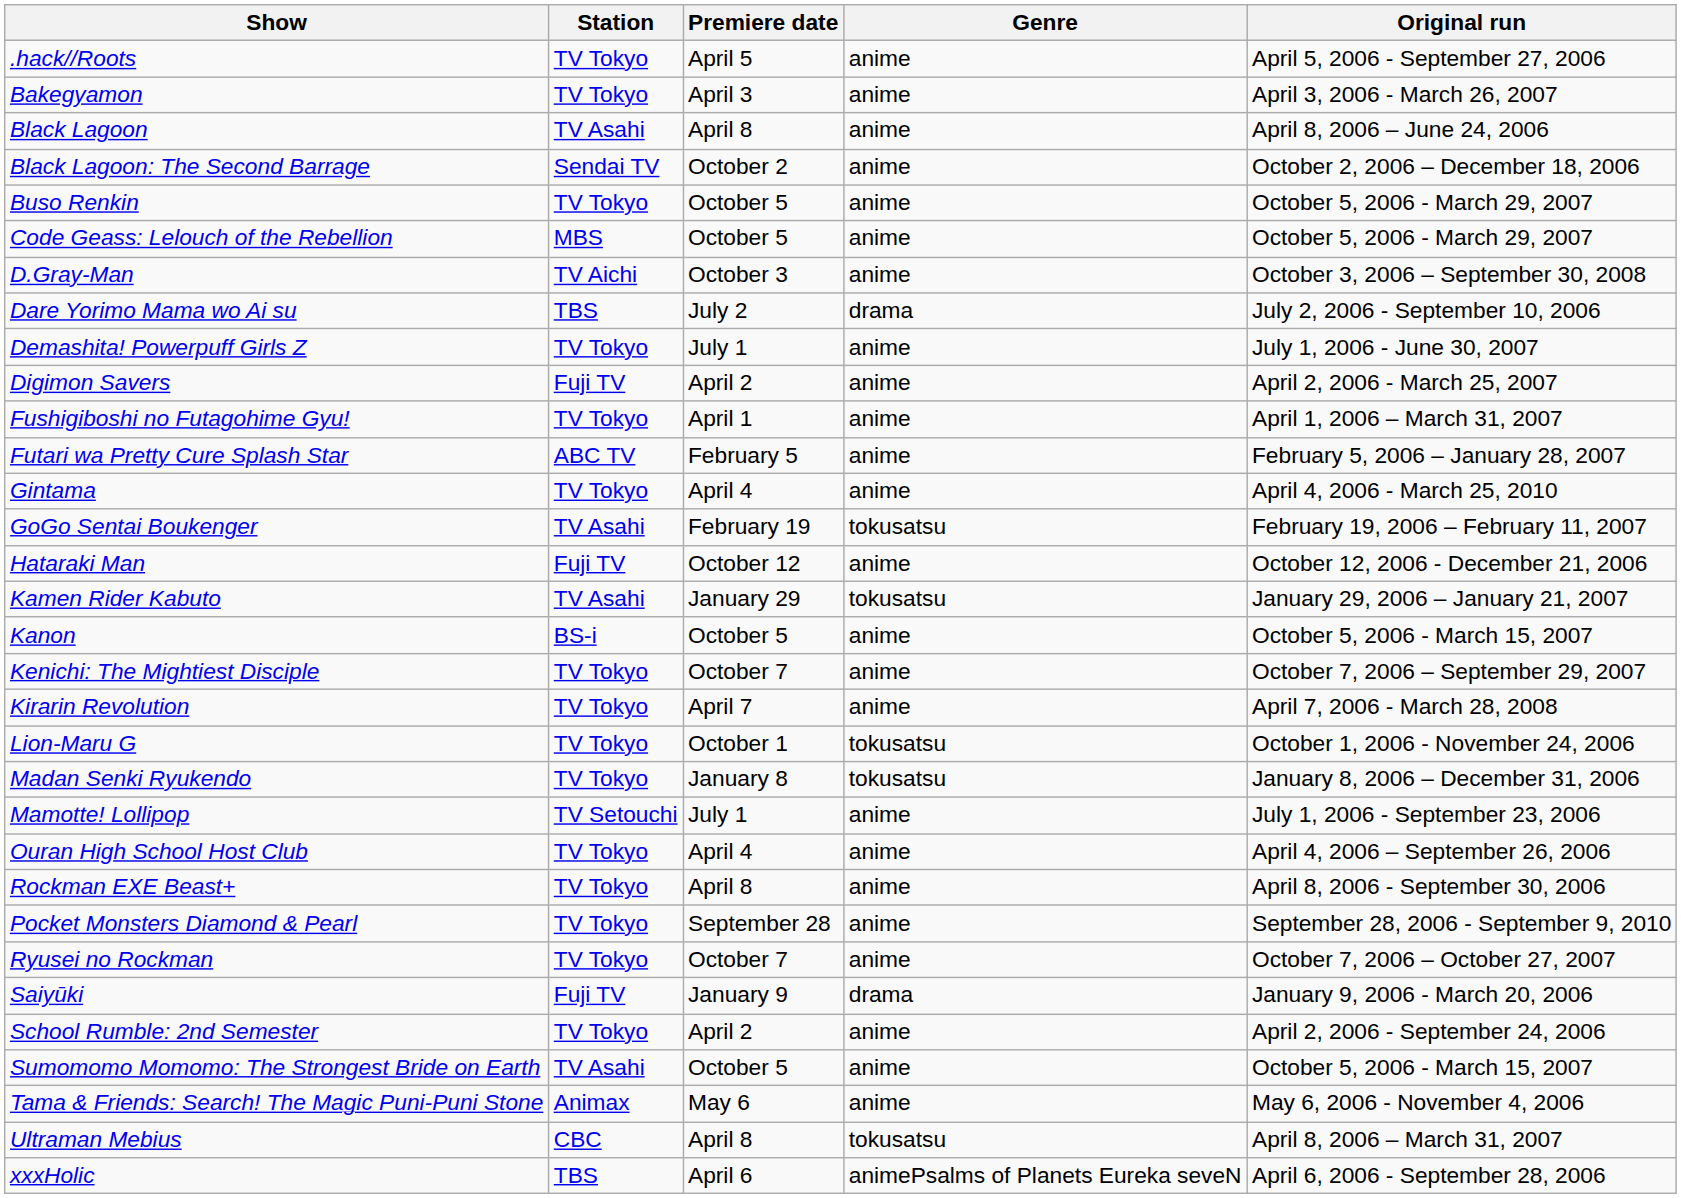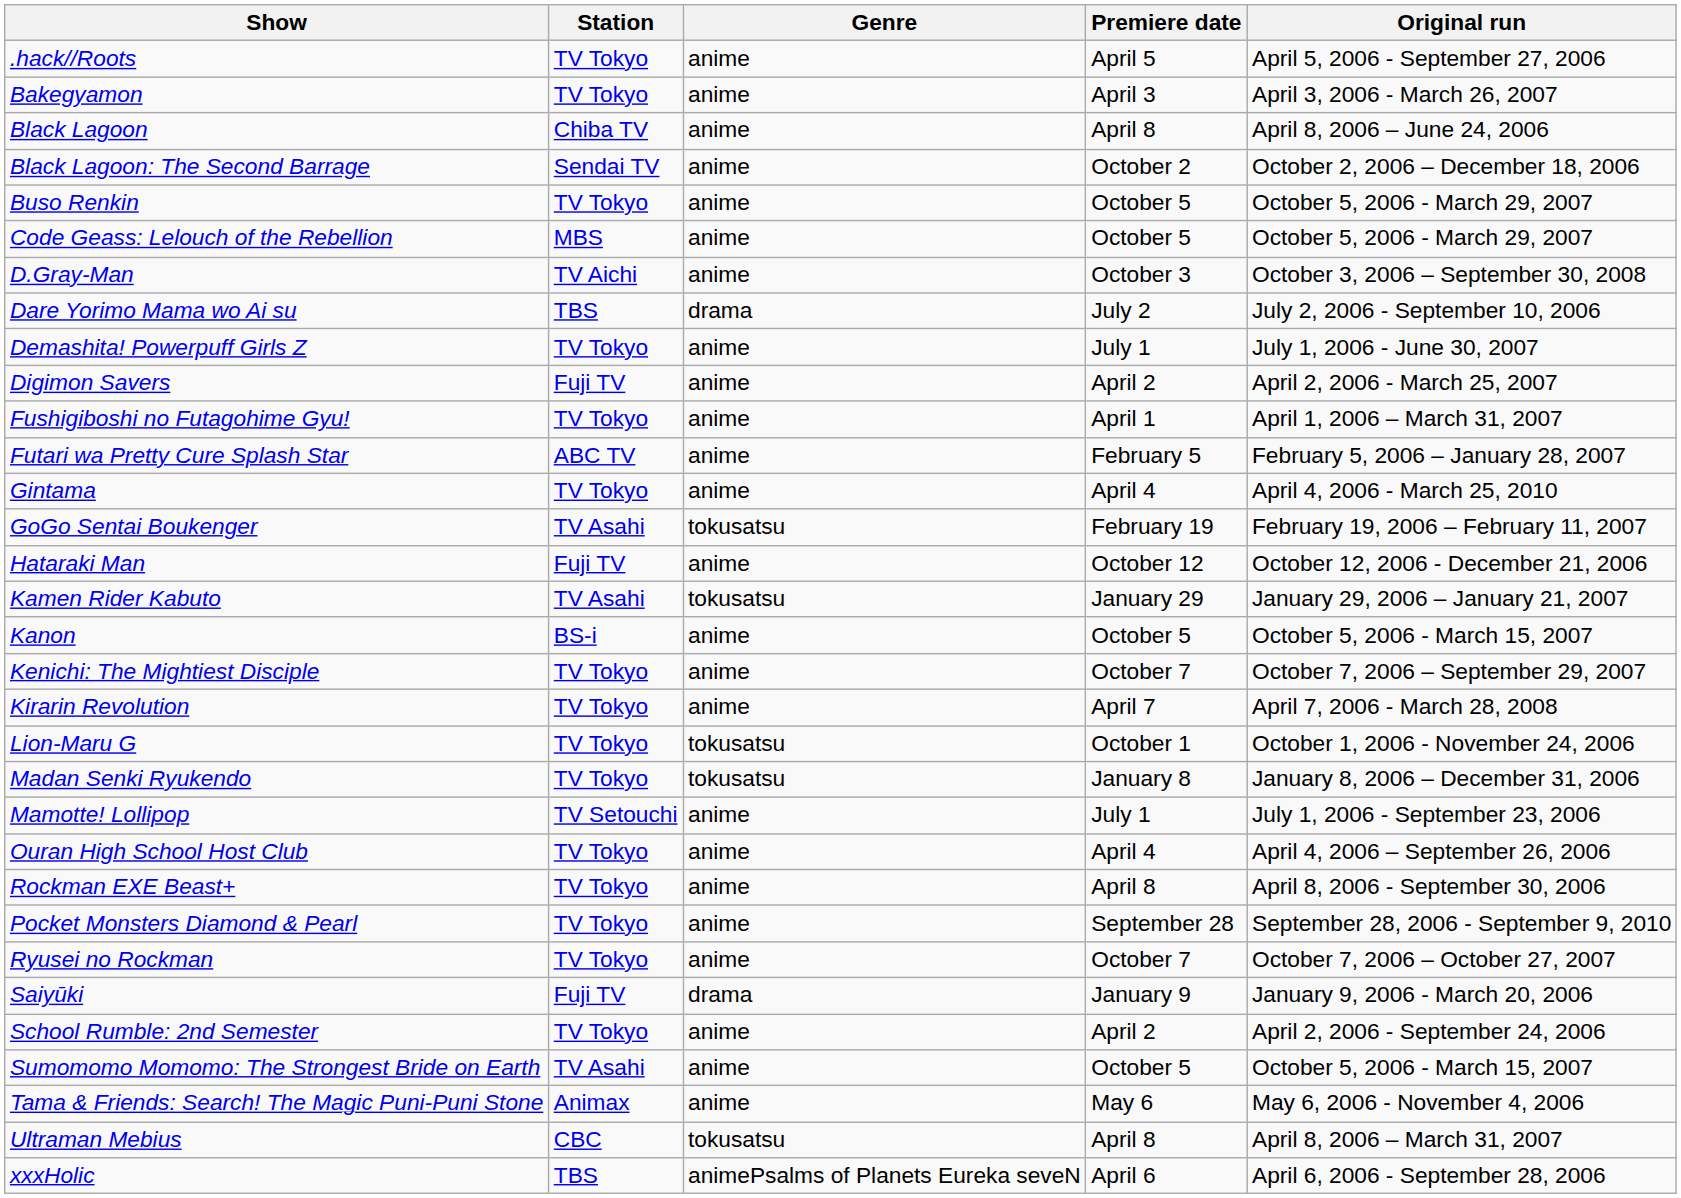columns swapped: (763, 22) <-> (1045, 22)
(599, 130) TV Asahi -> (601, 130) Chiba TV
